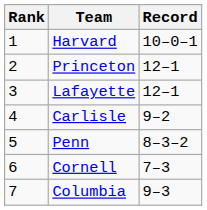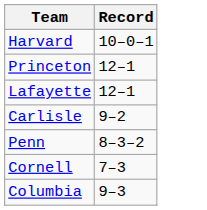- column: (27, 17)
